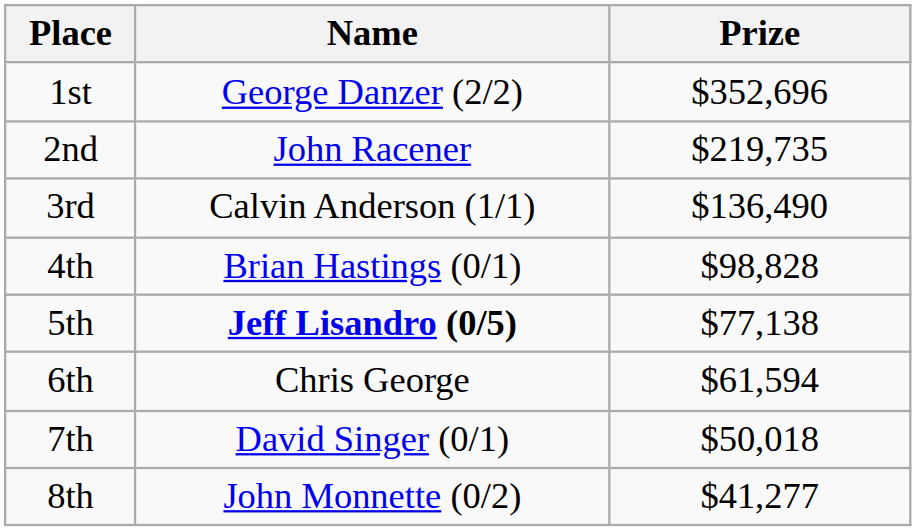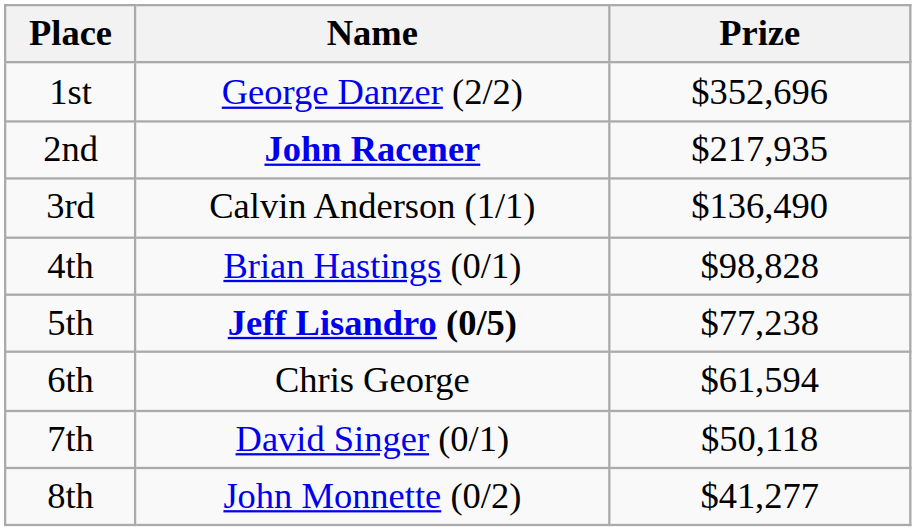(372, 149) normal -> (372, 149) bold
(760, 149) $219,735 -> (760, 149) $217,935
(760, 322) $77,138 -> (760, 322) $77,238
(760, 438) $50,018 -> (760, 438) $50,118
